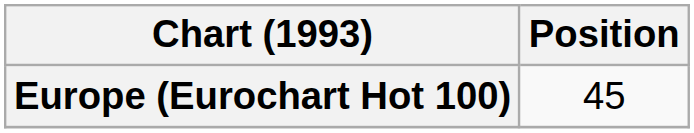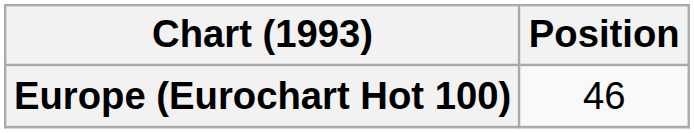(604, 95) 45 -> (604, 95) 46
